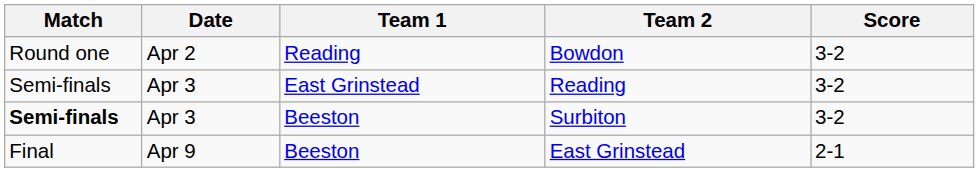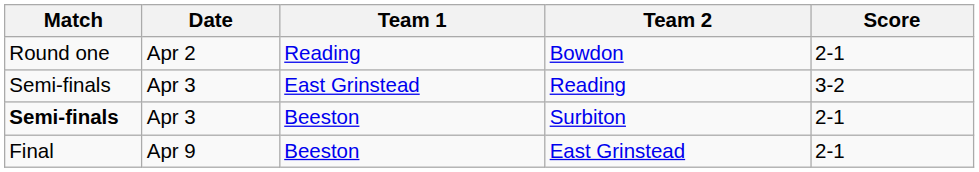(830, 53) 3-2 -> (830, 53) 2-1
(830, 118) 3-2 -> (830, 118) 2-1
